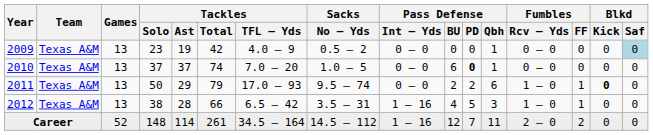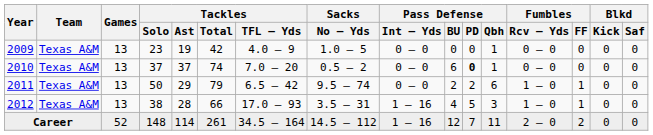(343, 49) 0.5 – 2 -> (343, 49) 1.0 – 5
(635, 49) lightblue background -> (635, 49) no background
(343, 67) 1.0 – 5 -> (343, 67) 0.5 – 2
(271, 85) 17.0 – 93 -> (271, 85) 6.5 – 42
(606, 85) bold -> (606, 85) normal
(271, 103) 6.5 – 42 -> (271, 103) 17.0 – 93
